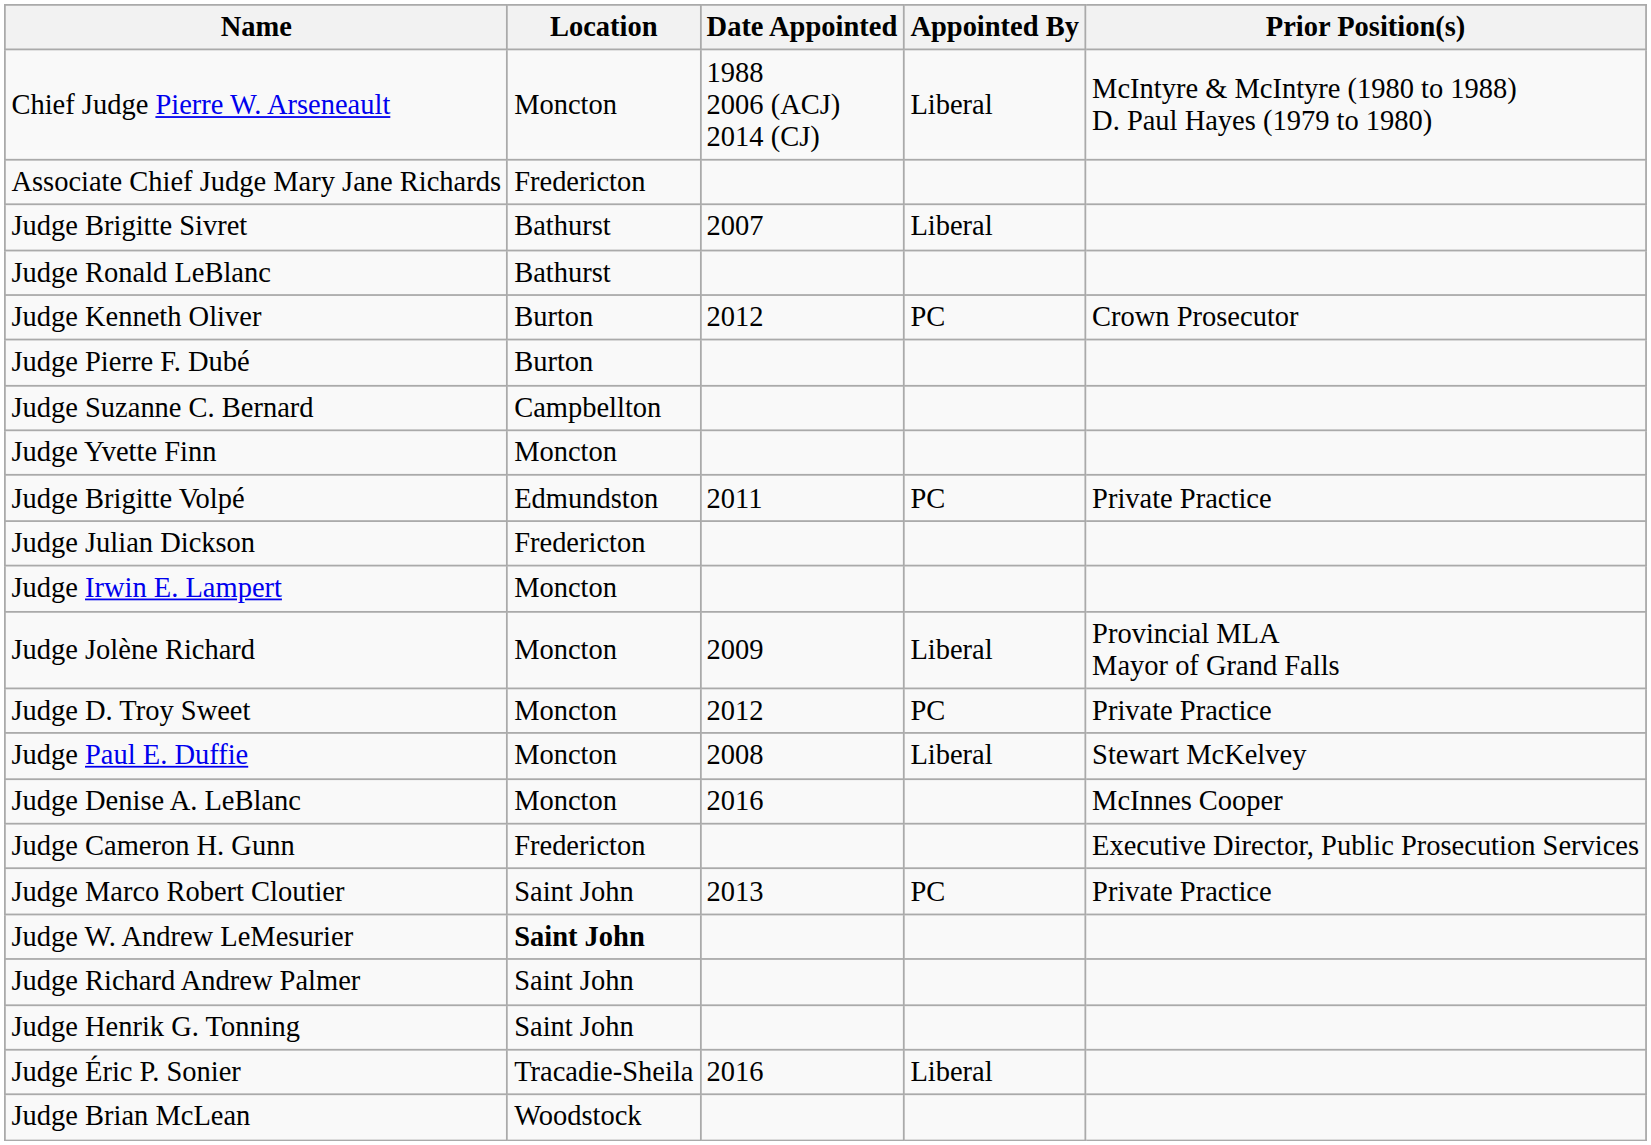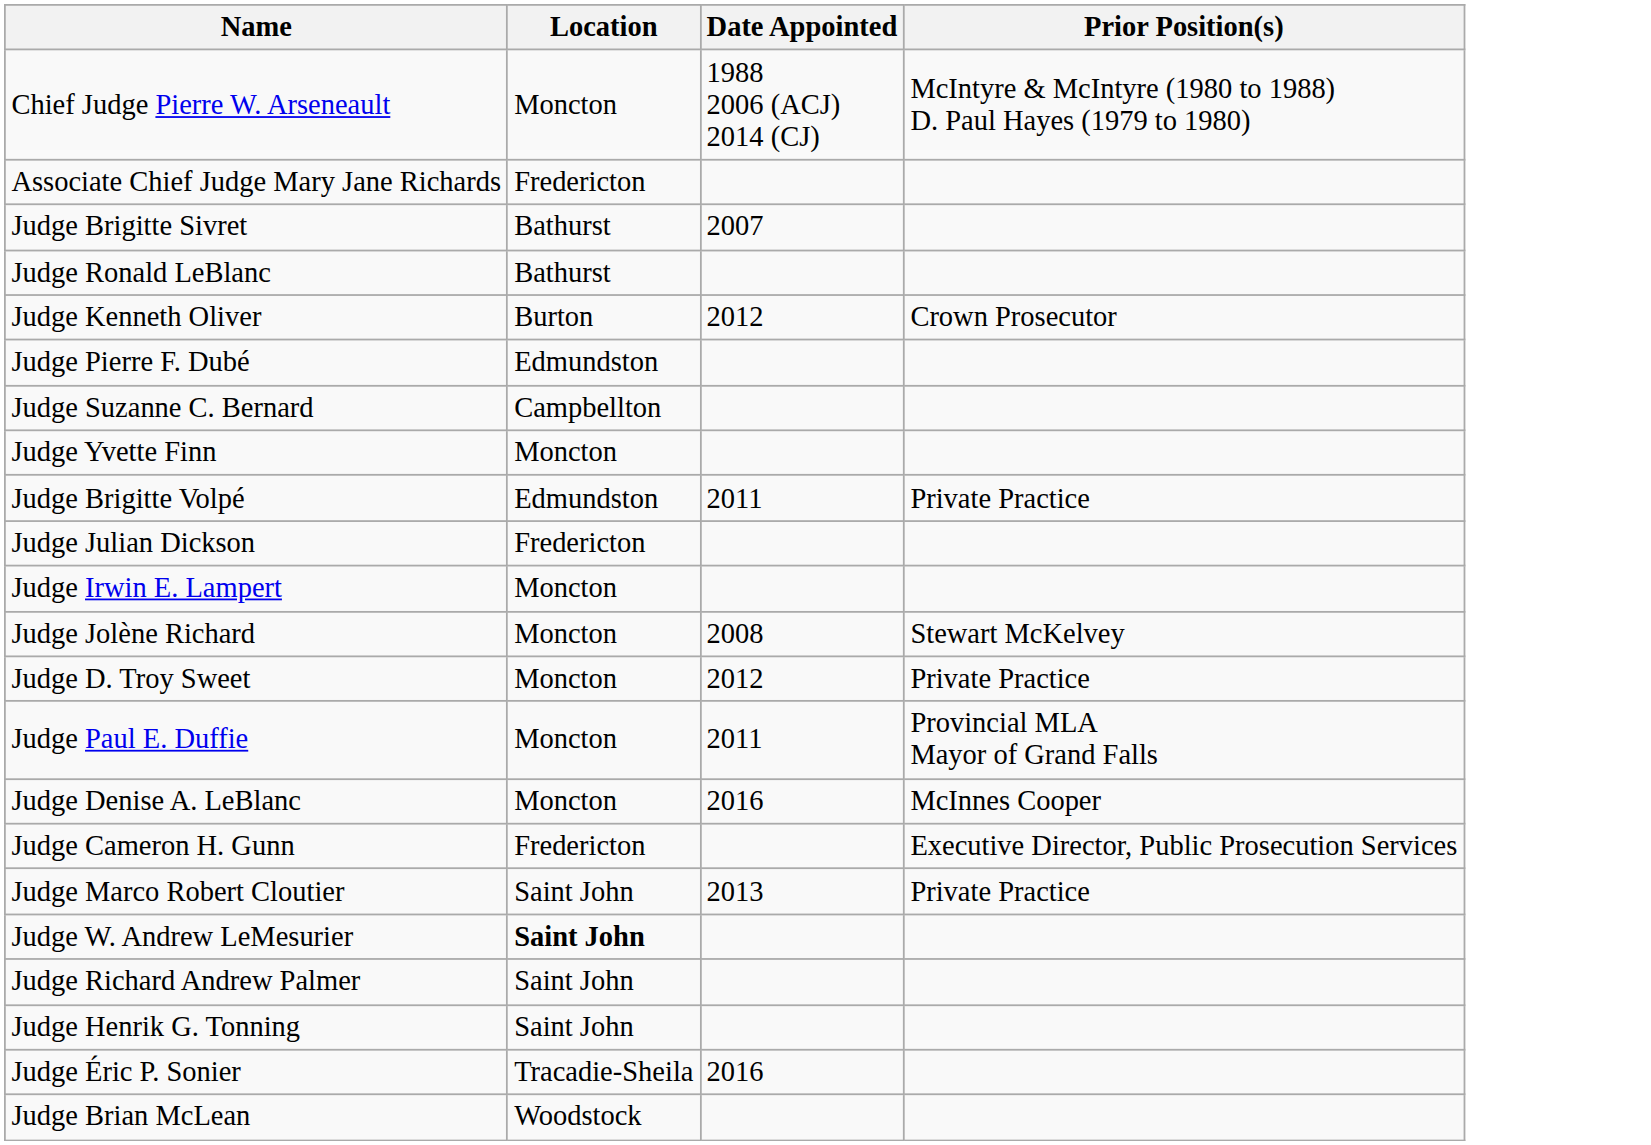- column: (995, 27)
(554, 362) Burton -> (586, 362) Edmundston
(735, 649) 2009 -> (735, 633) 2008
(1216, 649) Provincial MLA Mayor of Grand Falls -> (1018, 633) Stewart McKelvey
(735, 755) 2008 -> (735, 739) 2011
(1199, 755) Stewart McKelvey -> (1034, 739) Provincial MLA Mayor of Grand Falls
